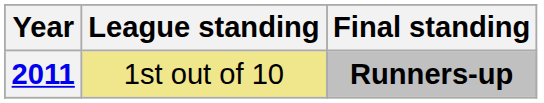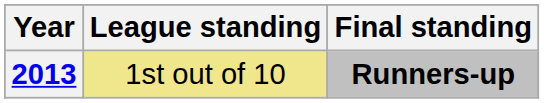(43, 73) 2011 -> (44, 73) 2013
